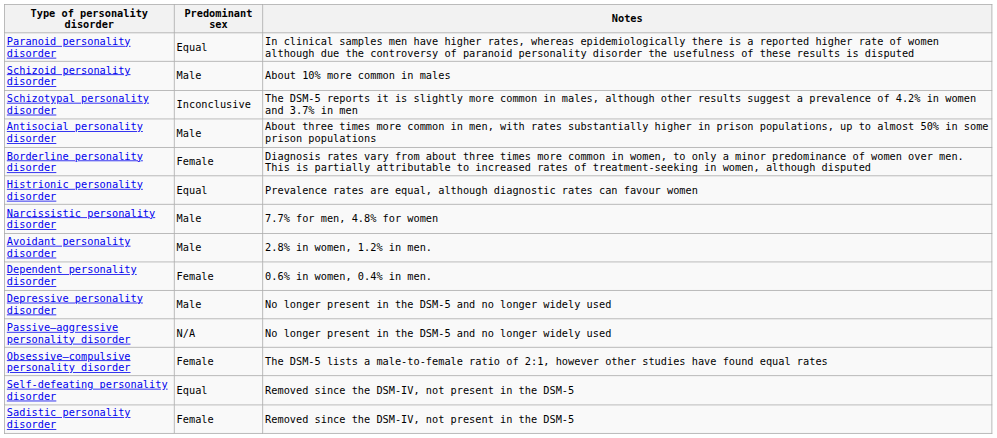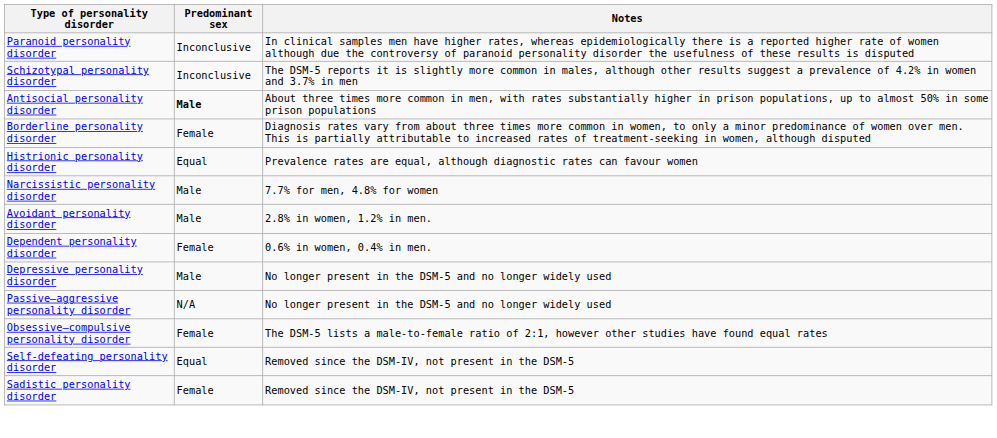(192, 47) Equal -> (214, 47) Inconclusive
- row: (69, 76)
(189, 133) normal -> (189, 104) bold
